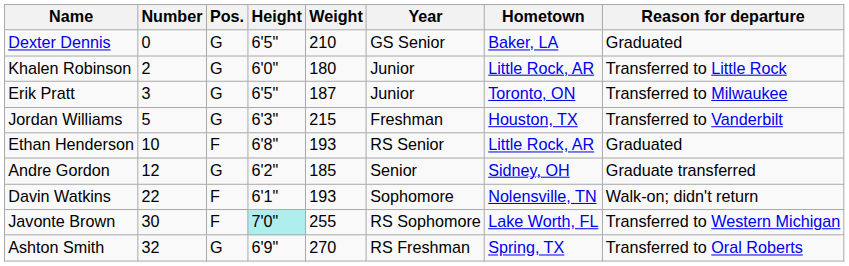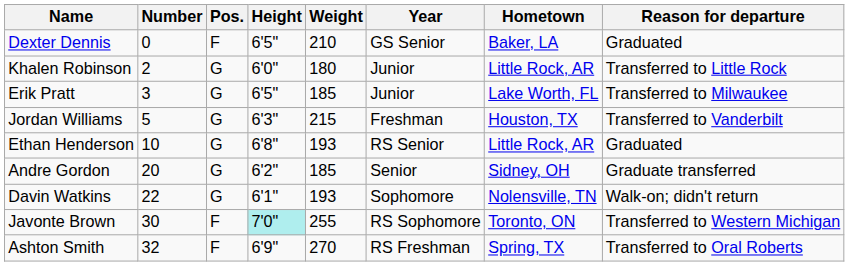(216, 42) G -> (215, 42) F
(323, 94) 187 -> (323, 94) 185
(532, 94) Toronto, ON -> (543, 94) Lake Worth, FL
(215, 145) F -> (216, 145) G
(150, 171) 12 -> (150, 171) 20
(215, 196) F -> (216, 196) G
(543, 222) Lake Worth, FL -> (532, 222) Toronto, ON
(216, 247) G -> (215, 247) F
